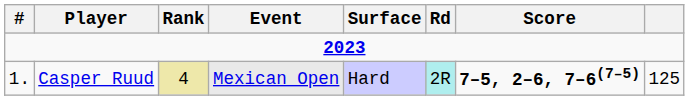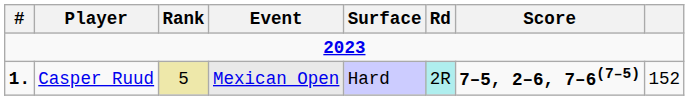(19, 78) normal -> (19, 78) bold
(184, 78) 4 -> (184, 78) 5
(664, 78) 125 -> (664, 78) 152
